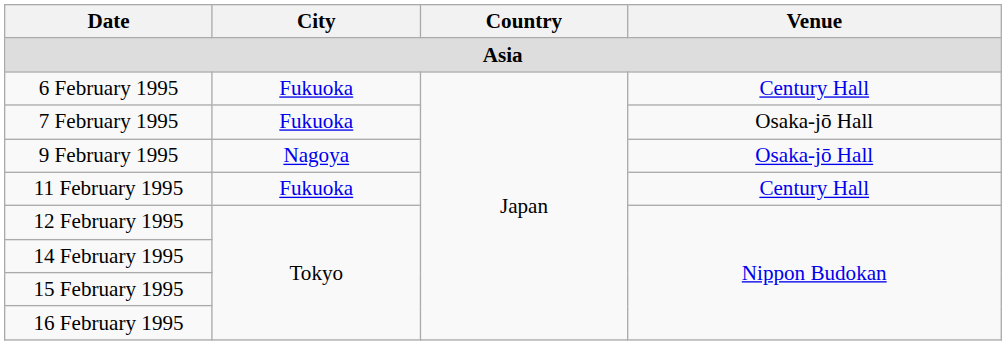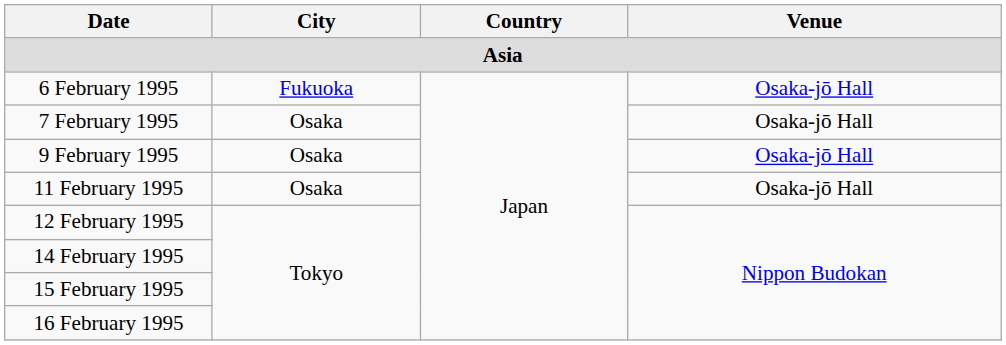(814, 88) Century Hall -> (814, 88) Osaka-jō Hall
(316, 121) Fukuoka -> (316, 121) Osaka
(316, 155) Nagoya -> (316, 155) Osaka
(316, 188) Fukuoka -> (316, 188) Osaka
(814, 188) Century Hall -> (814, 188) Osaka-jō Hall
